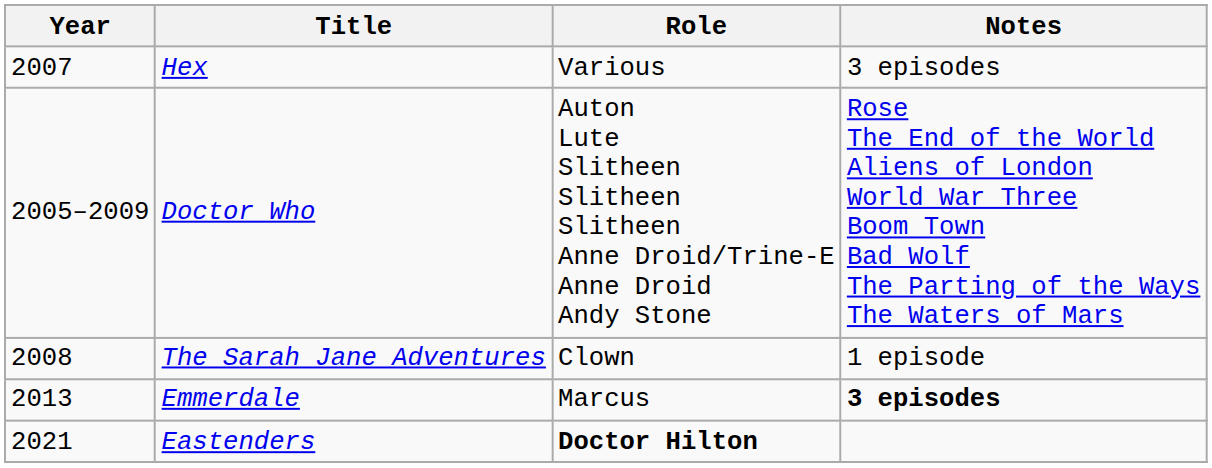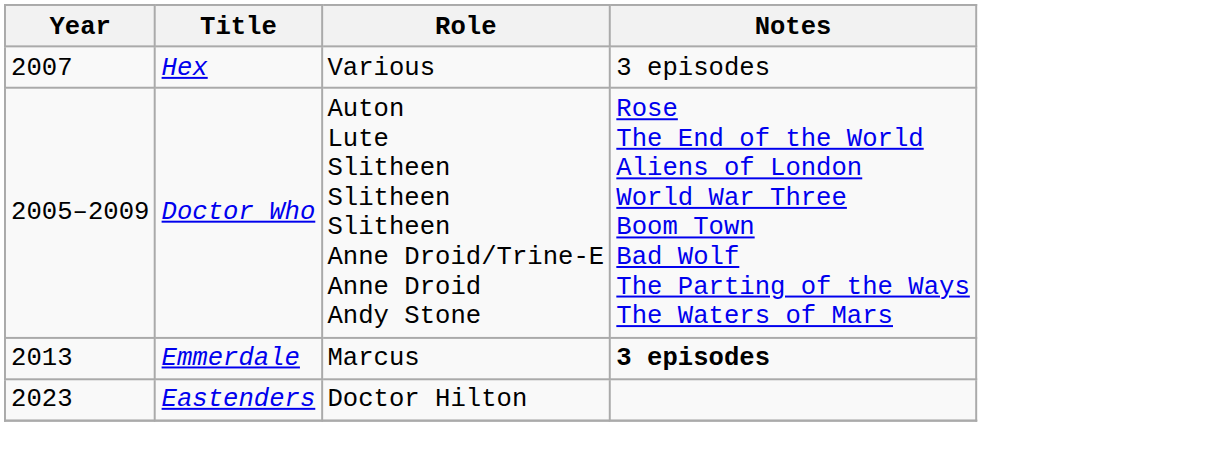- row: (354, 358)
(42, 441) 2021 -> (42, 400) 2023
(658, 441) bold -> (427, 400) normal
